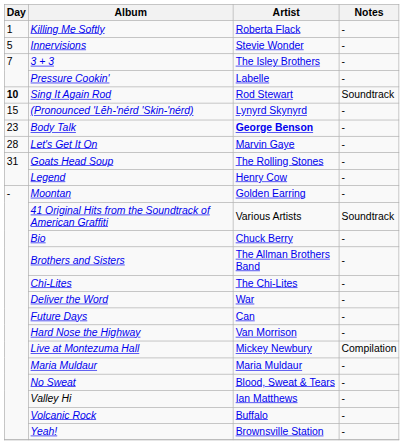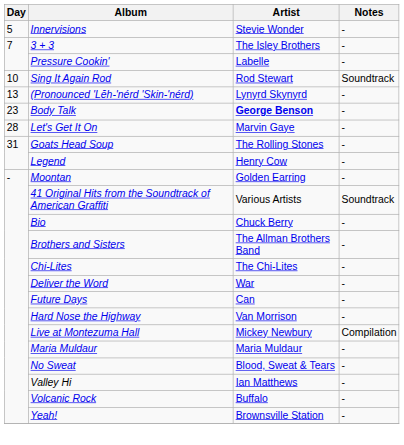- row: (68, 29)
(13, 95) bold -> (13, 78) normal
(13, 111) 15 -> (13, 95) 13
